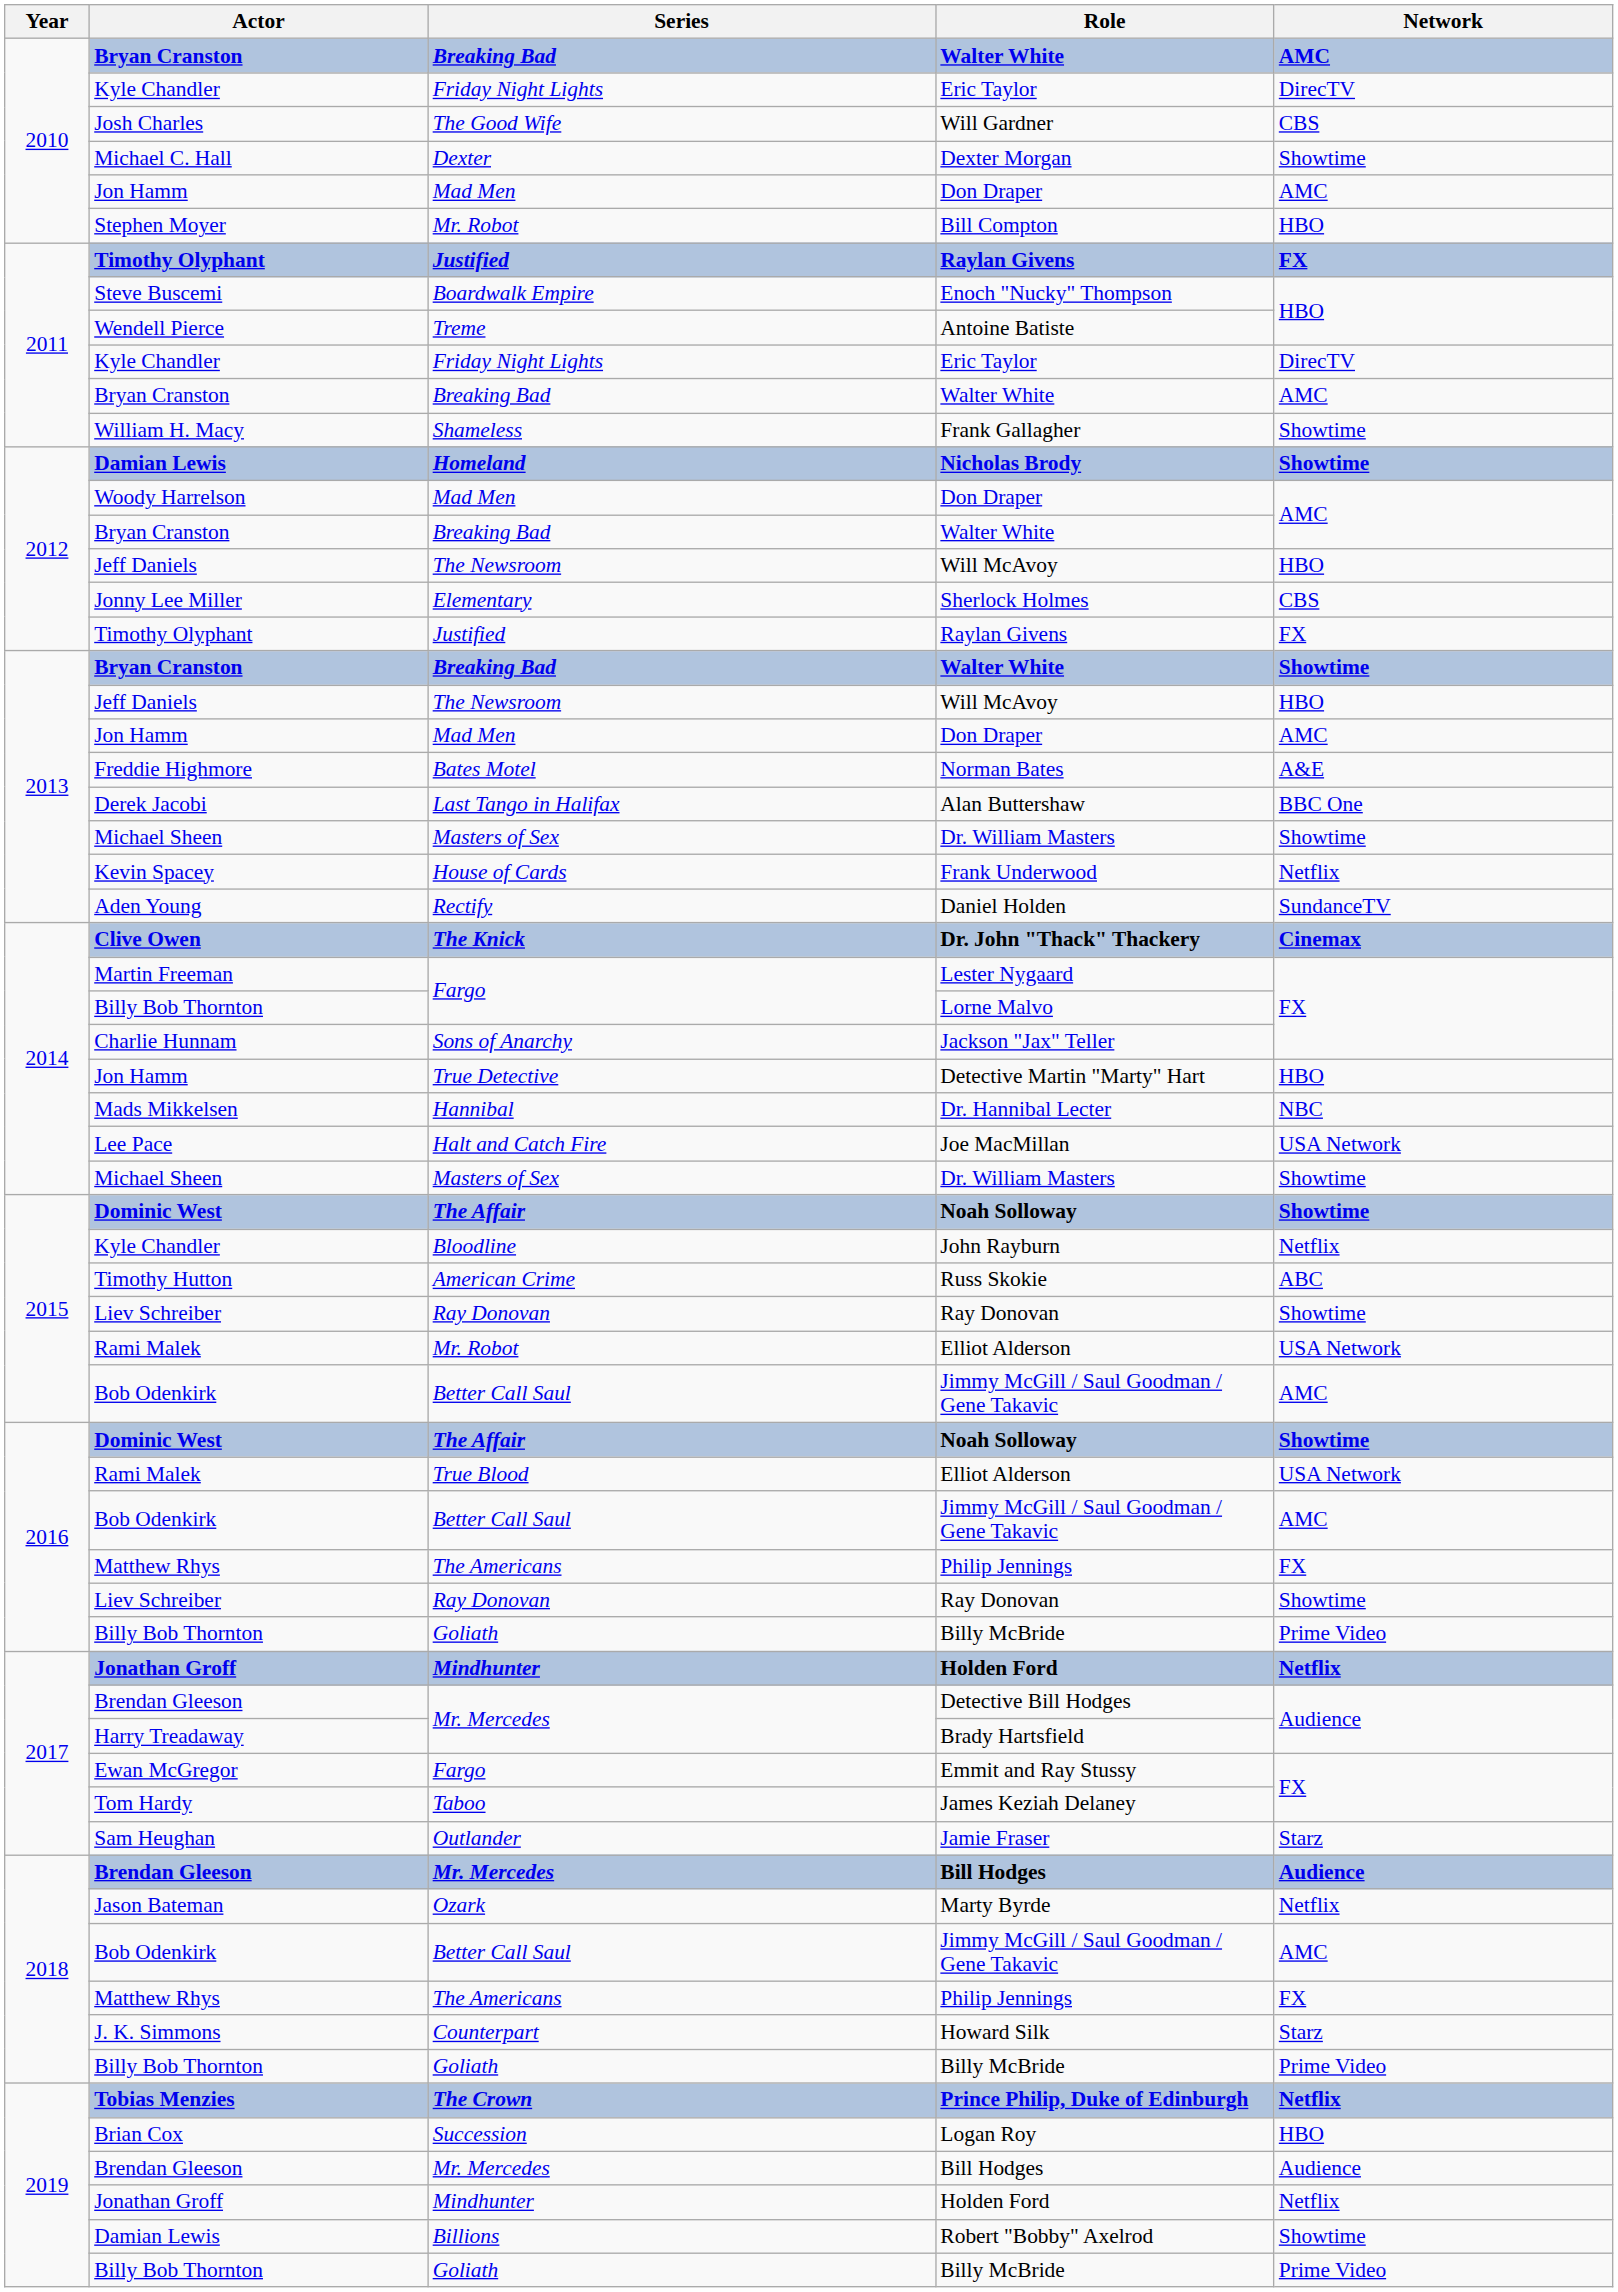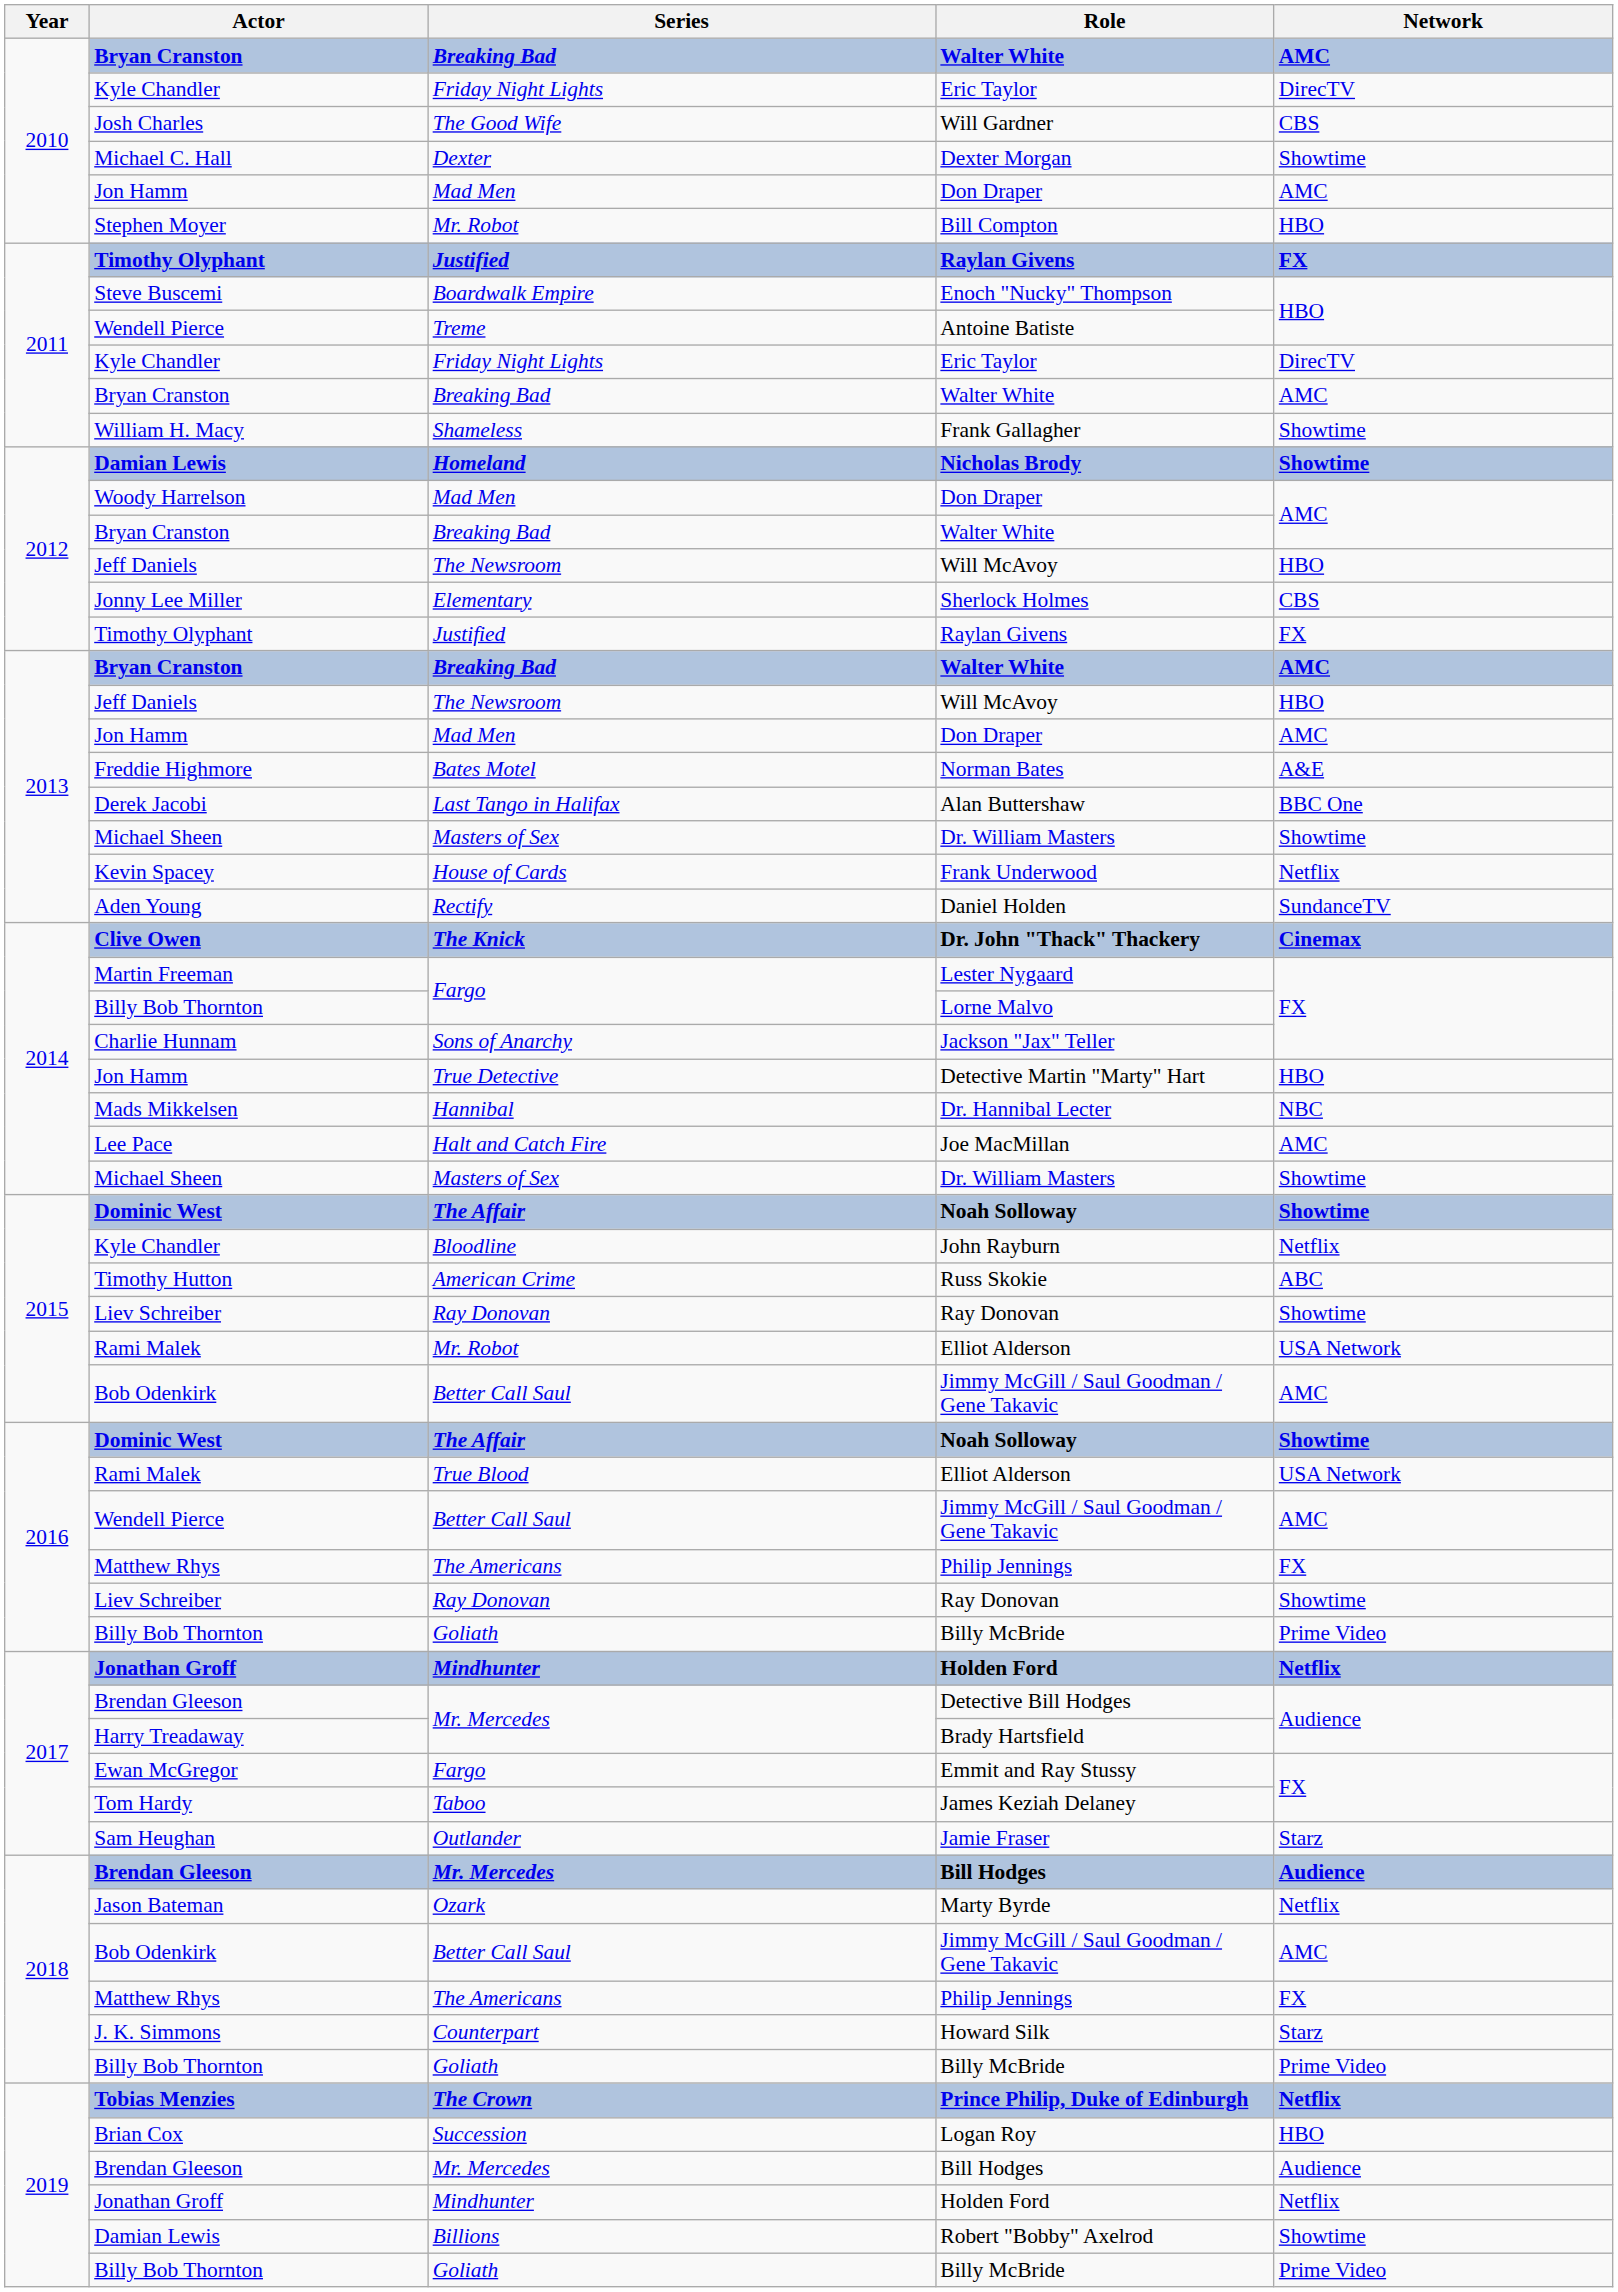(1324, 667) Showtime -> (1304, 667) AMC
(1340, 1143) USA Network -> (1303, 1143) AMC
(155, 1519) Bob Odenkirk -> (159, 1519) Wendell Pierce
